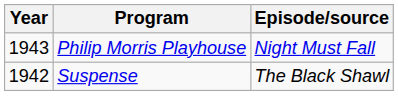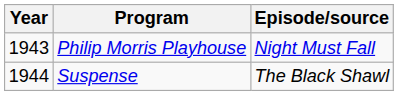(29, 76) 1942 -> (29, 76) 1944
